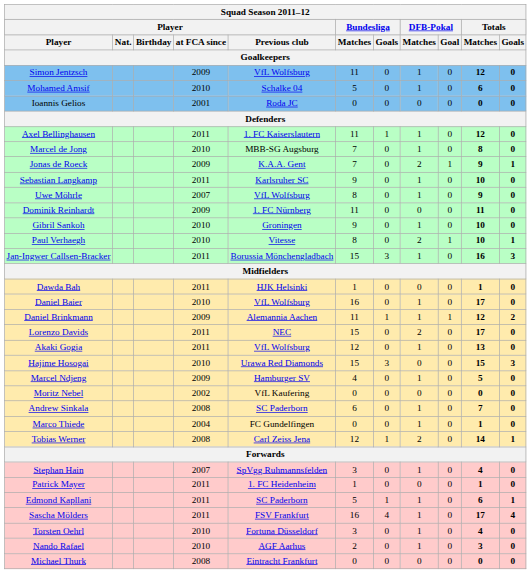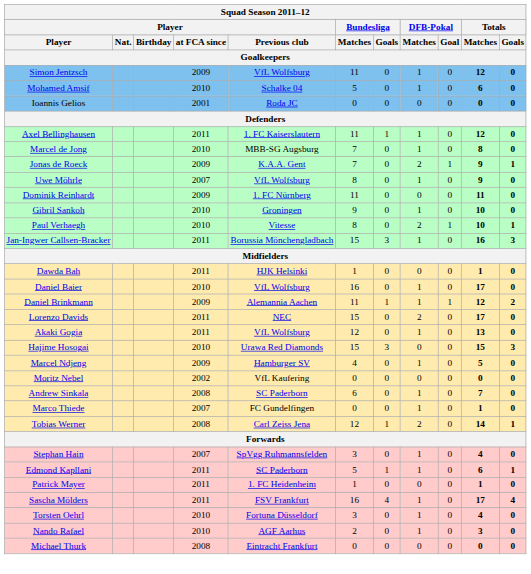- row: (59, 179)
(201, 423) 2004 -> (201, 408) 2007
rows swapped: (59, 499) <-> (59, 484)
